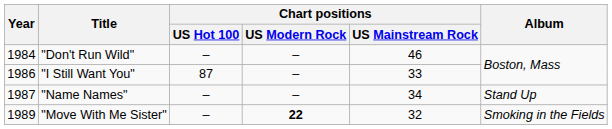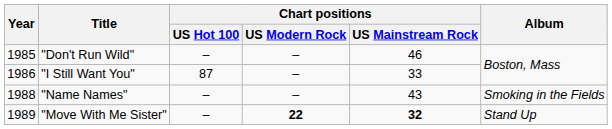(21, 54) 1984 -> (21, 54) 1985
(21, 94) 1987 -> (21, 94) 1988
(415, 94) 34 -> (415, 94) 43
(510, 94) Stand Up -> (544, 94) Smoking in the Fields
(415, 114) normal -> (415, 114) bold
(544, 114) Smoking in the Fields -> (510, 114) Stand Up
